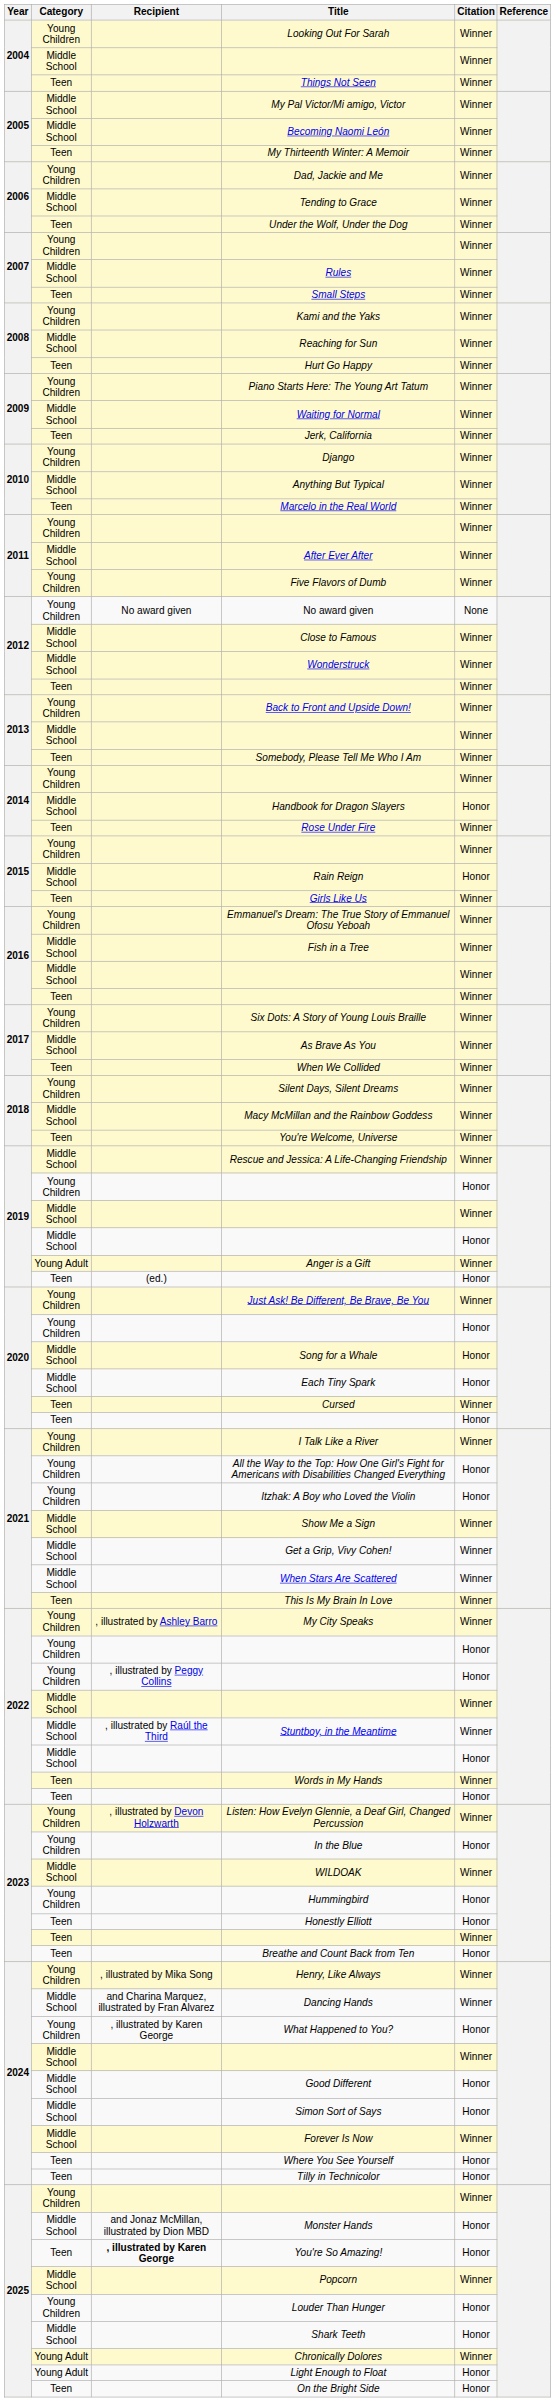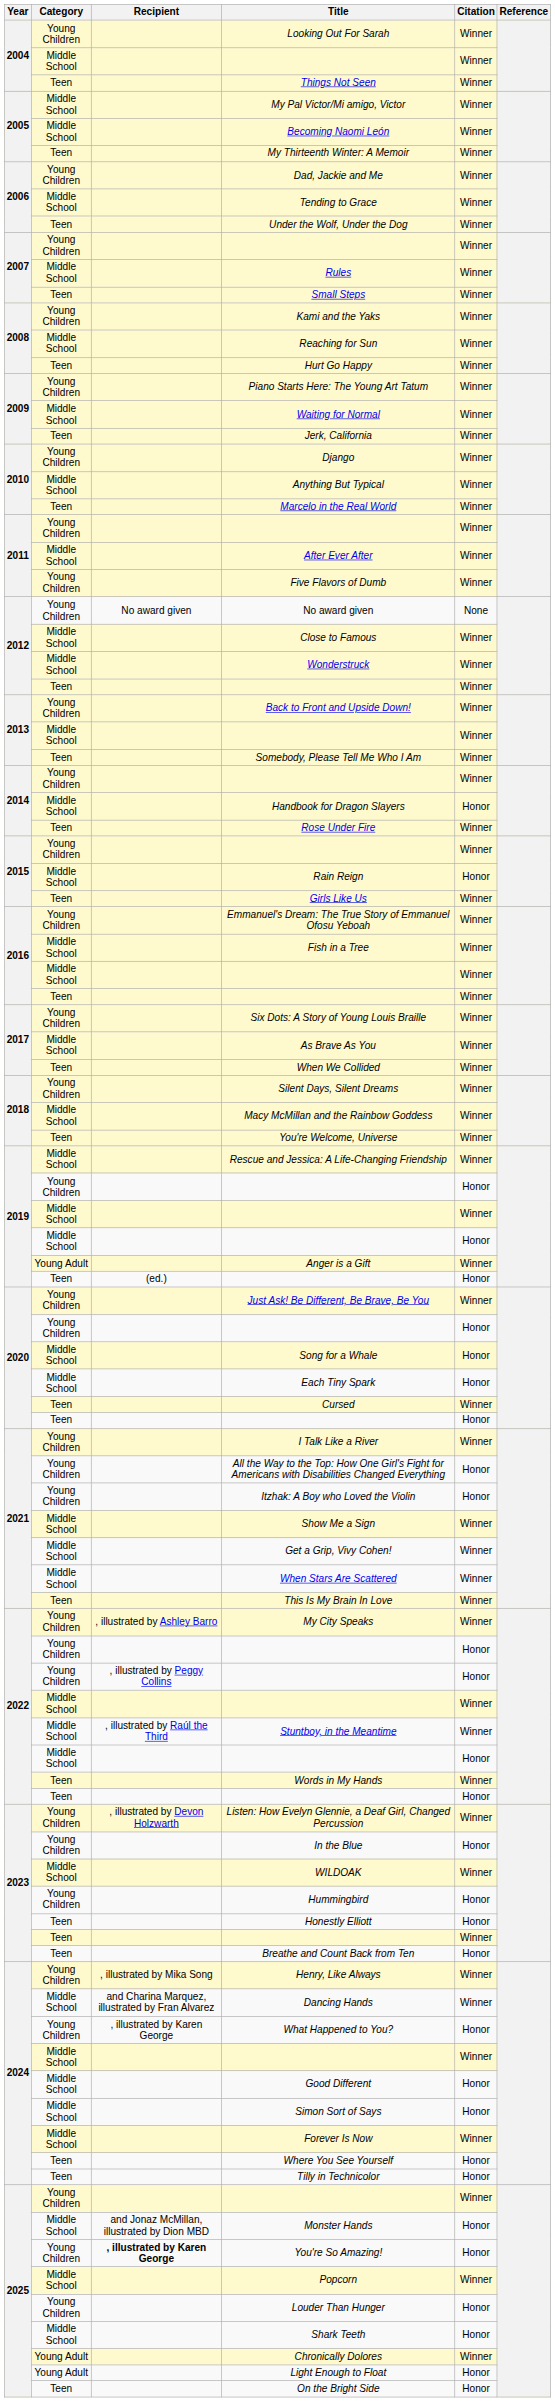(61, 2253) Teen -> (61, 2253) Young Children
